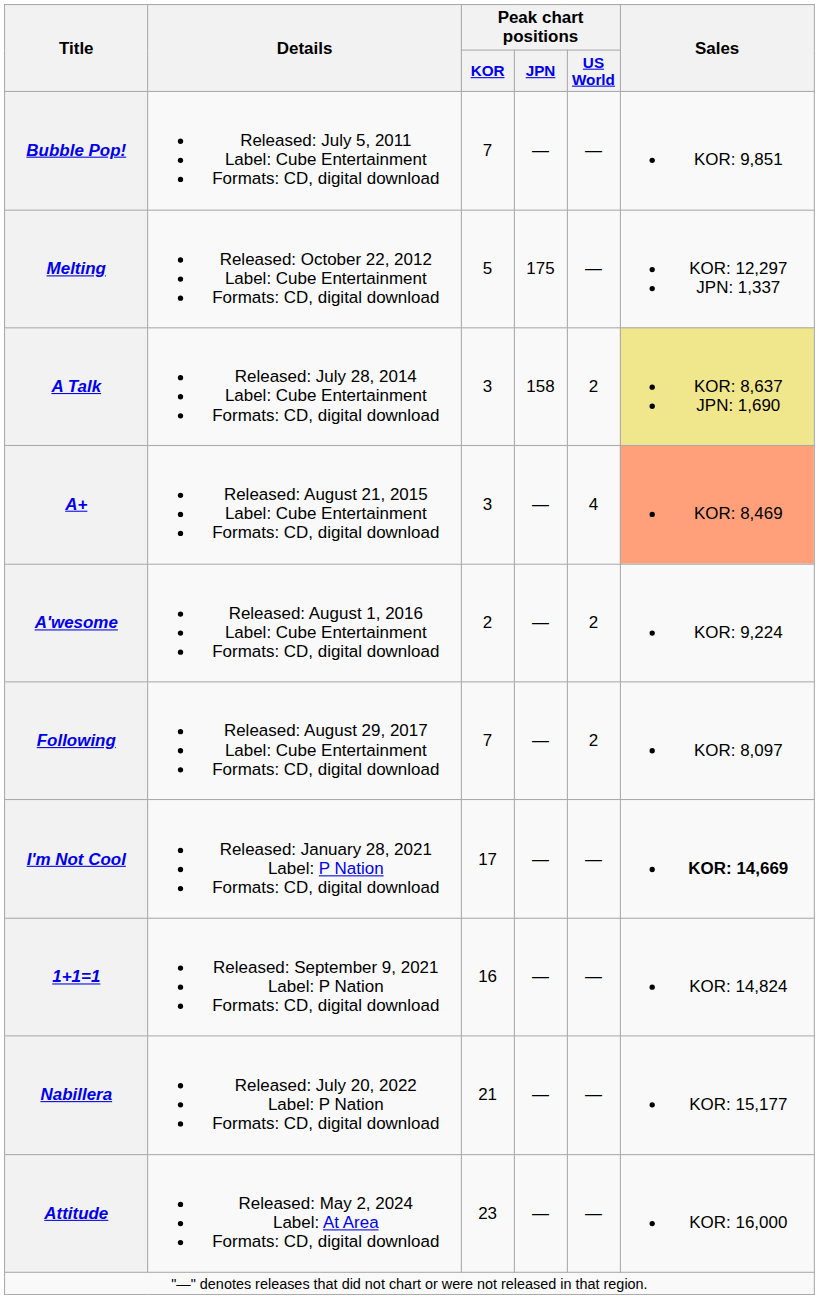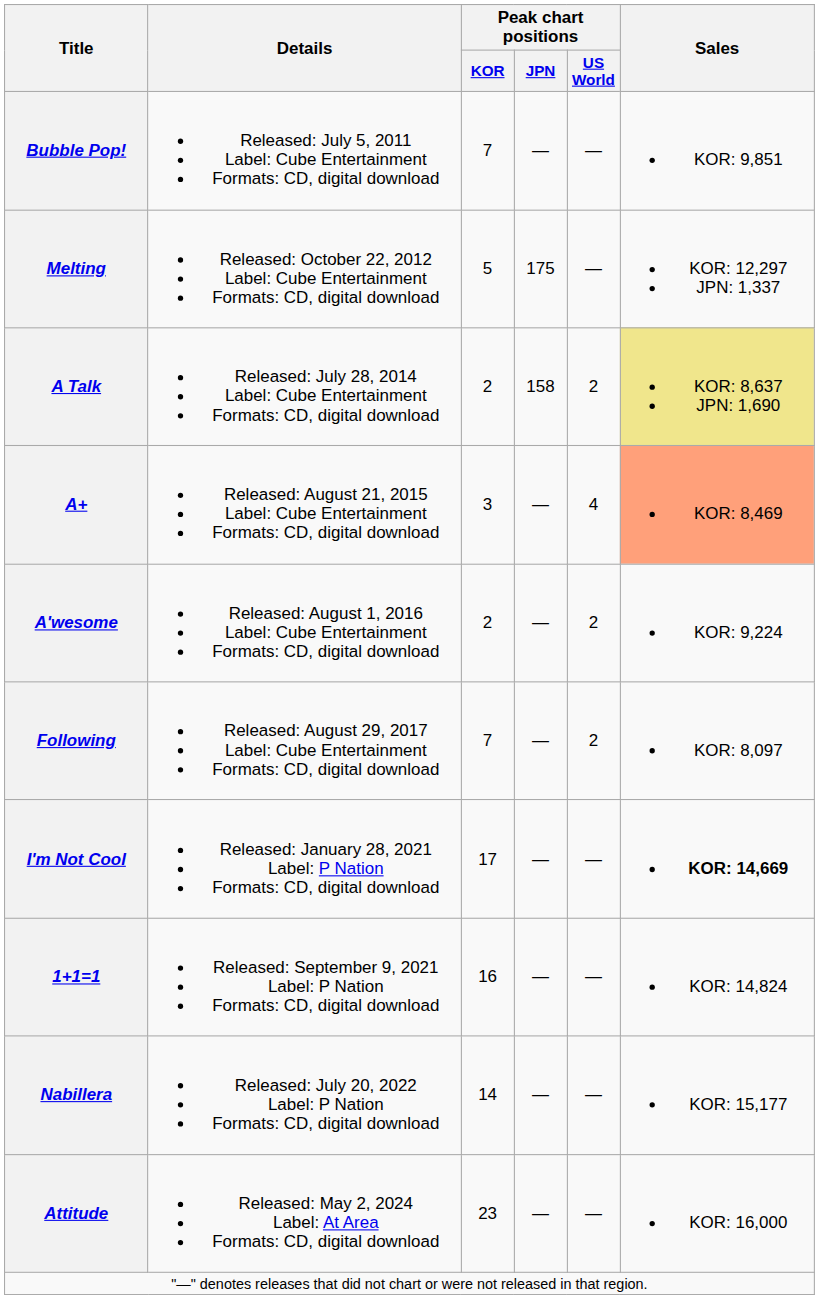(488, 386) 3 -> (488, 386) 2
(488, 1095) 21 -> (488, 1095) 14
